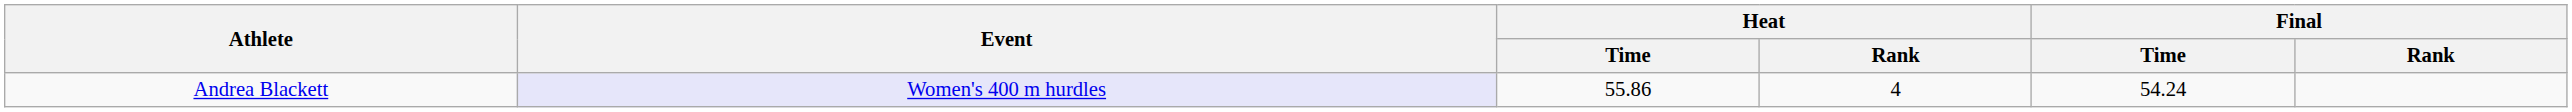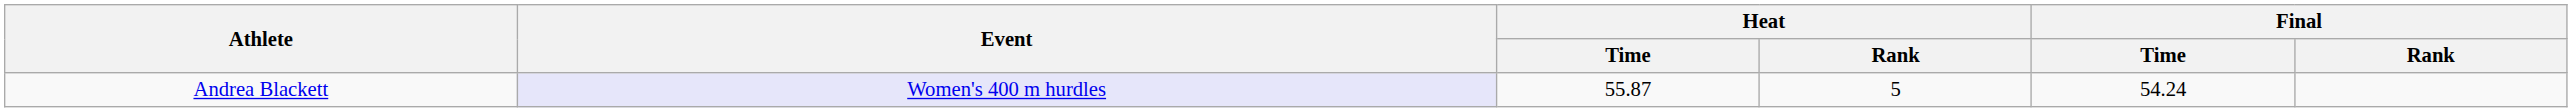(1628, 89) 55.86 -> (1628, 89) 55.87
(1896, 89) 4 -> (1896, 89) 5
